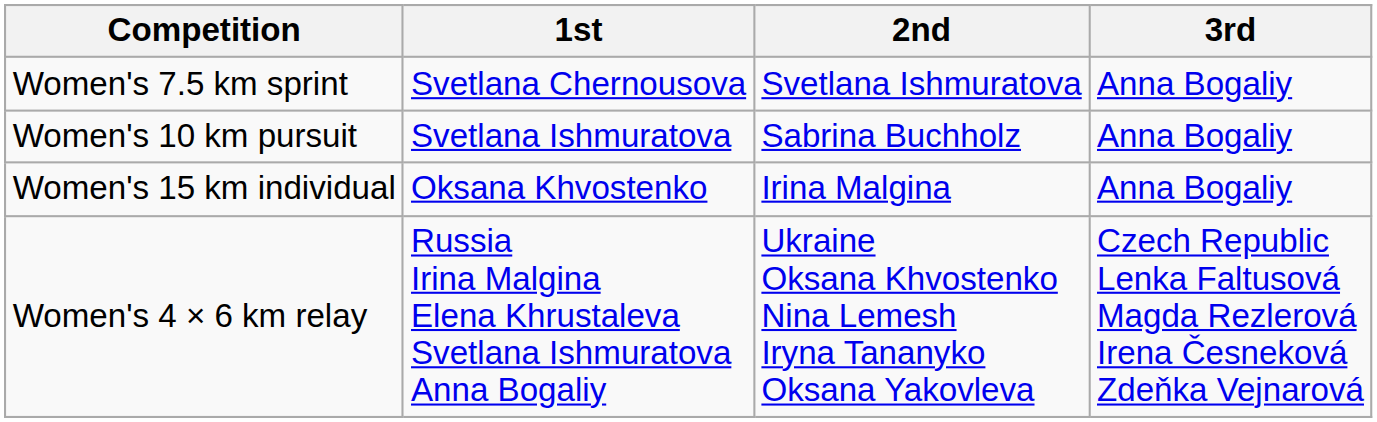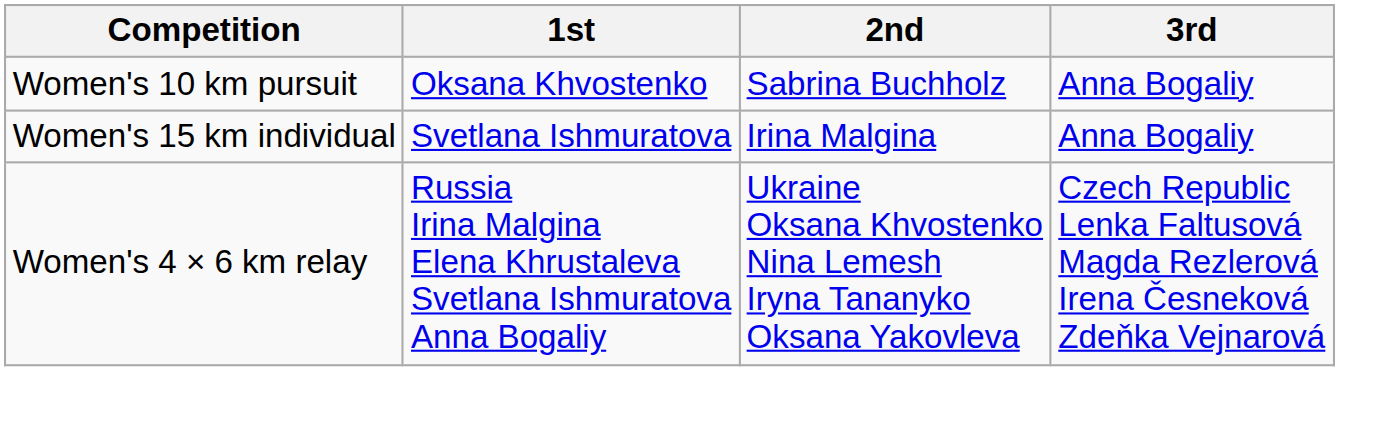- row: (180, 83)
(571, 135) Svetlana Ishmuratova -> (559, 83) Oksana Khvostenko
(559, 188) Oksana Khvostenko -> (571, 135) Svetlana Ishmuratova
